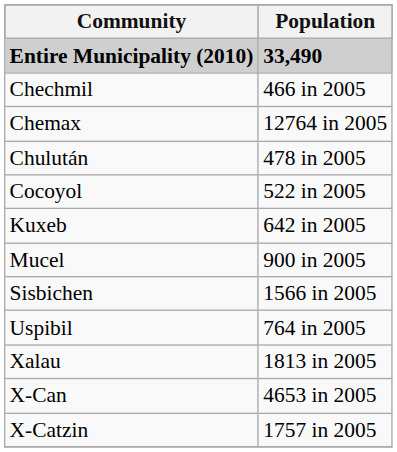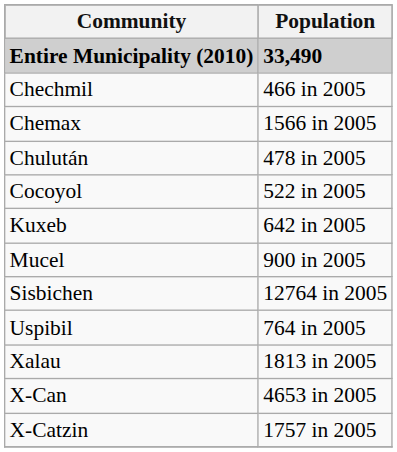(325, 123) 12764 in 2005 -> (320, 123) 1566 in 2005
(320, 293) 1566 in 2005 -> (325, 293) 12764 in 2005
